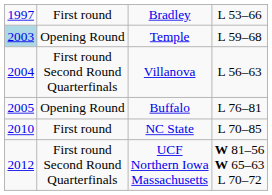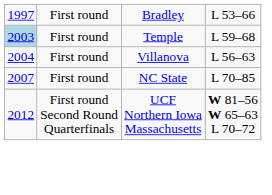(82, 36) Opening Round -> (79, 36) First round
(82, 72) First round Second Round Quarterfinals -> (79, 57) First round
- row: (170, 108)
(21, 129) 2010 -> (21, 78) 2007
